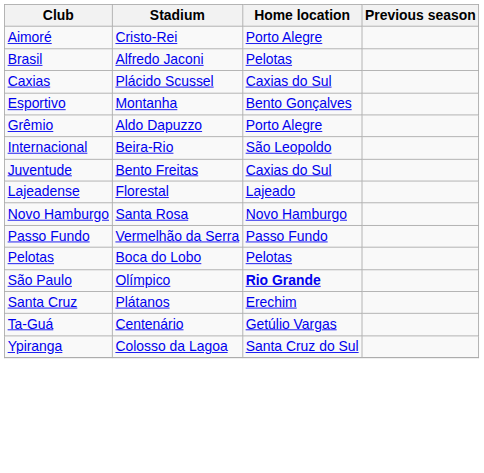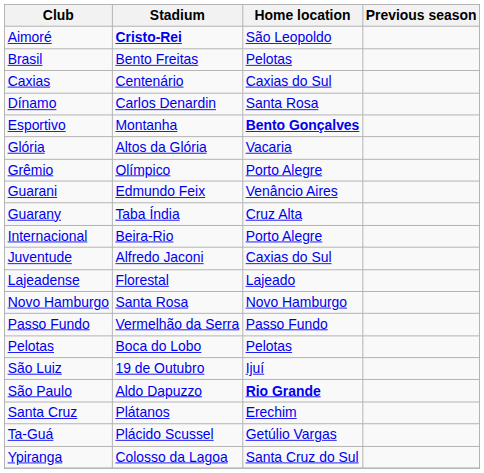(146, 37) normal -> (149, 37) bold
(284, 37) Porto Alegre -> (289, 37) São Leopoldo
(160, 59) Alfredo Jaconi -> (157, 59) Bento Freitas
(165, 81) Plácido Scussel -> (149, 81) Centenário
+ row: (32, 103)
(299, 103) normal -> (302, 125) bold
+ row: (26, 147)
(159, 125) Aldo Dapuzzo -> (143, 170) Olímpico
+ row: (32, 192)
+ row: (34, 214)
(289, 147) São Leopoldo -> (284, 236) Porto Alegre
(157, 170) Bento Freitas -> (160, 258) Alfredo Jaconi
+ row: (35, 368)
(143, 280) Olímpico -> (159, 390) Aldo Dapuzzo
(149, 324) Centenário -> (165, 434) Plácido Scussel
